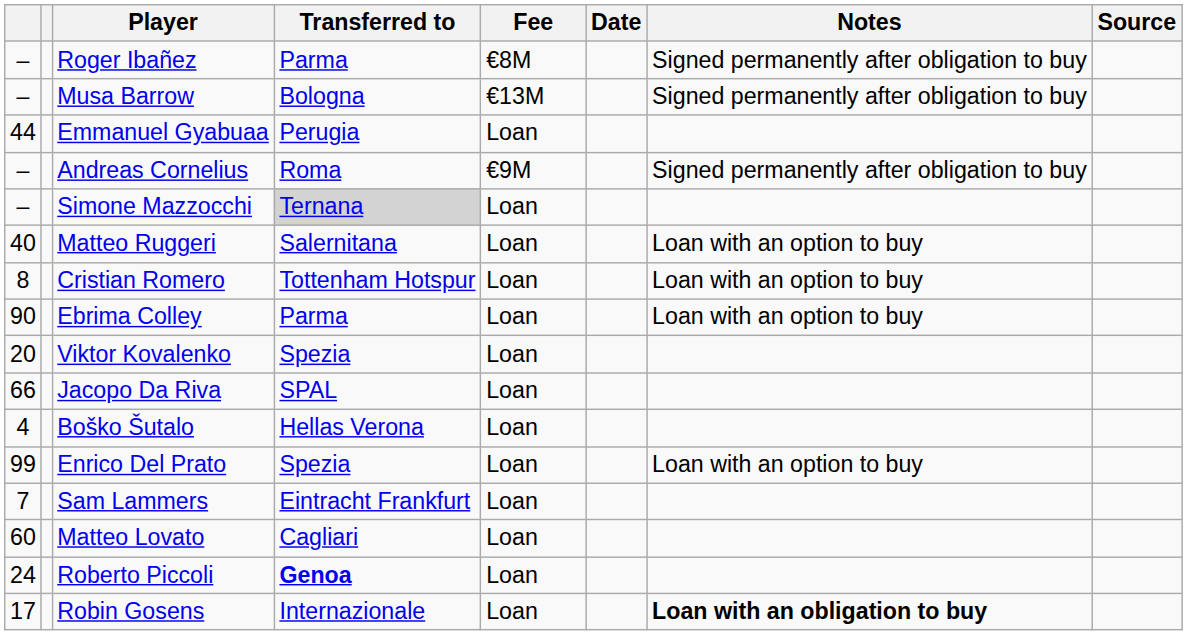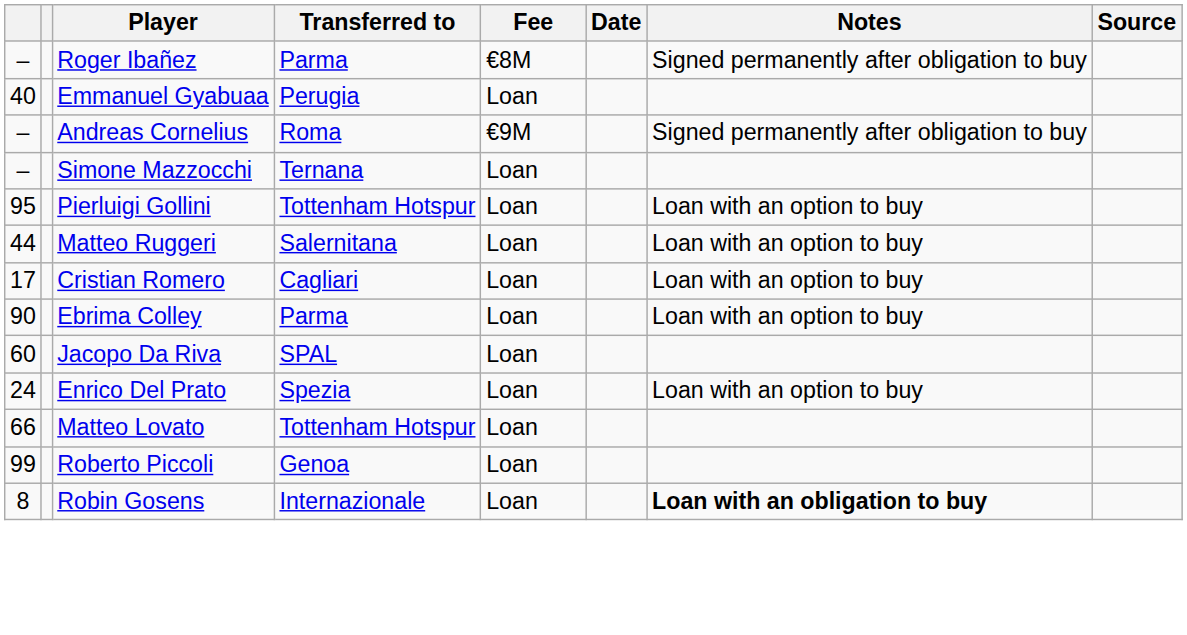- row: (126, 96)
(23, 133) 44 -> (23, 96) 40
(321, 206) lightgrey background -> (321, 170) no background
+ row: (134, 206)
(23, 243) 40 -> (23, 243) 44
(23, 280) 8 -> (23, 280) 17
(377, 280) Tottenham Hotspur -> (319, 280) Cagliari
- row: (144, 354)
(23, 390) 66 -> (23, 354) 60
- row: (126, 427)
(23, 464) 99 -> (23, 390) 24
- row: (133, 501)
(23, 538) 60 -> (23, 427) 66
(319, 538) Cagliari -> (377, 427) Tottenham Hotspur
(23, 574) 24 -> (23, 464) 99
(316, 574) bold -> (314, 464) normal
(23, 611) 17 -> (23, 501) 8
